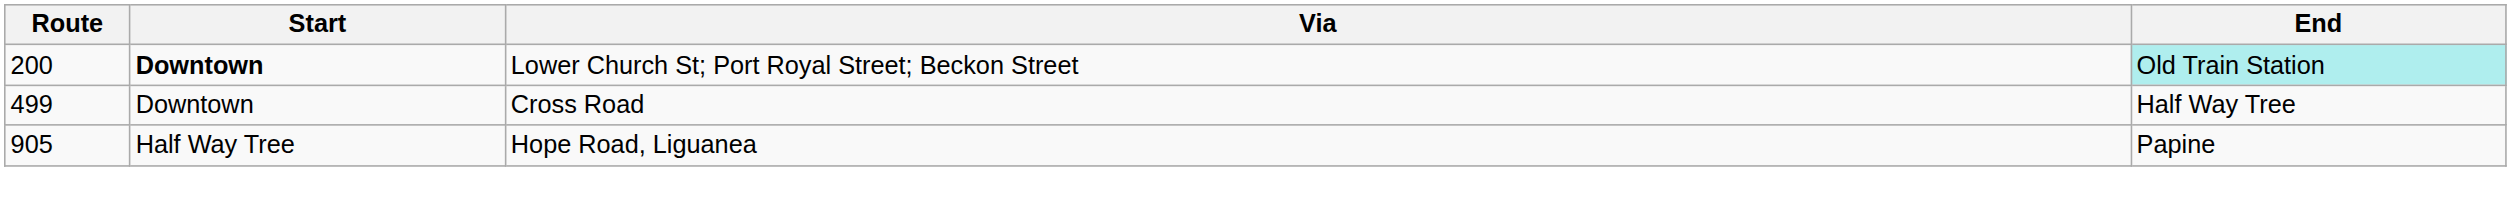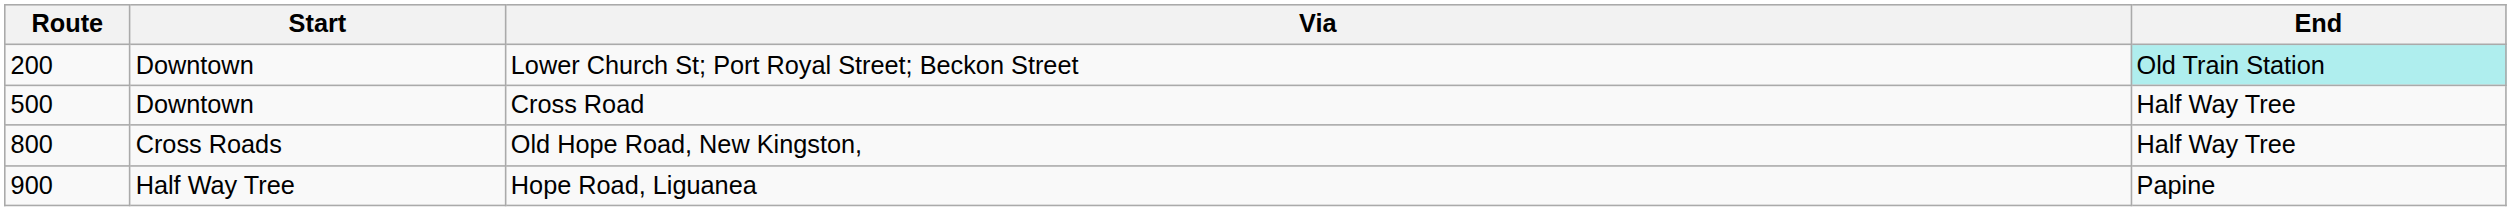(200, 64) bold -> (195, 64) normal
(32, 104) 499 -> (32, 104) 500
+ row: (686, 144)
(32, 144) 905 -> (32, 184) 900
